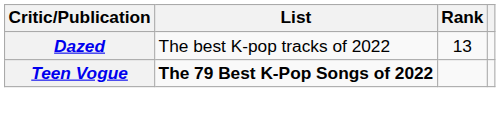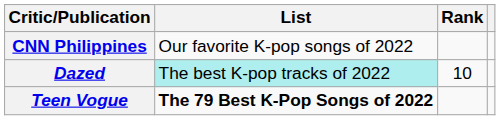+ row: (80, 45)
(274, 45) no background -> (274, 73) paleturquoise background
(462, 45) 13 -> (462, 73) 10
